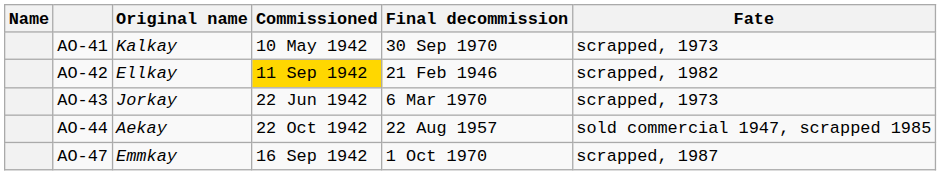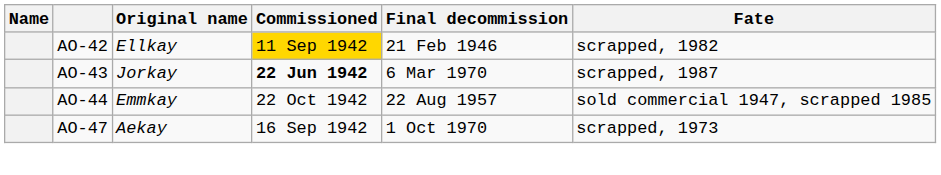- row: (83, 46)
(312, 101) normal -> (312, 74) bold
(647, 101) scrapped, 1973 -> (647, 74) scrapped, 1987
(141, 129) Aekay -> (146, 101) Emmkay
(146, 156) Emmkay -> (141, 129) Aekay
(647, 156) scrapped, 1987 -> (647, 129) scrapped, 1973
